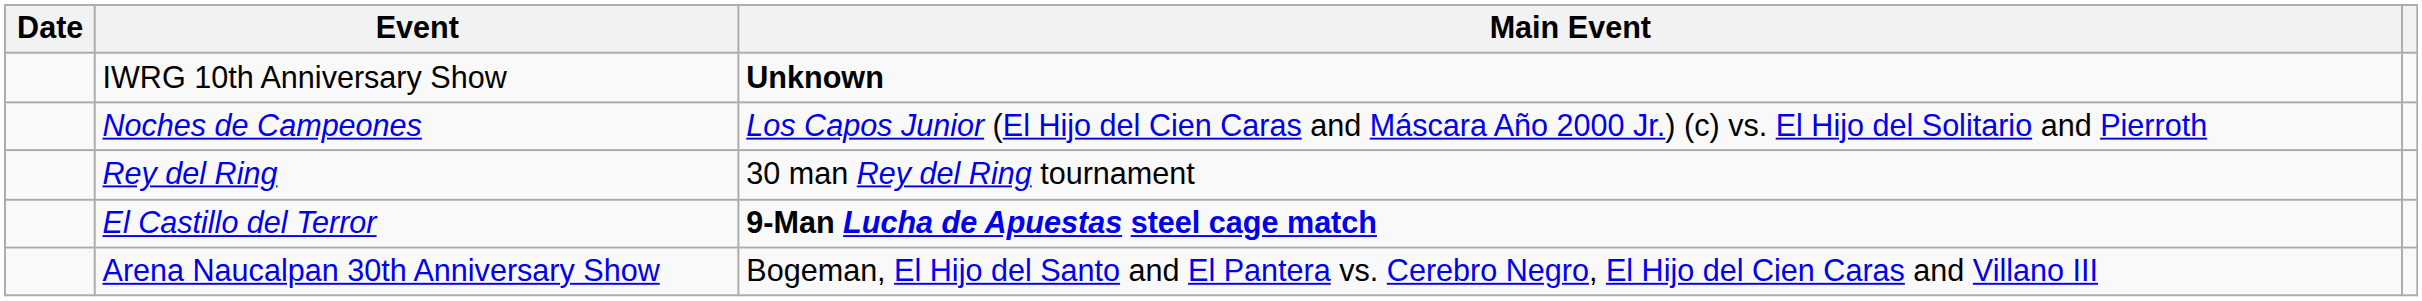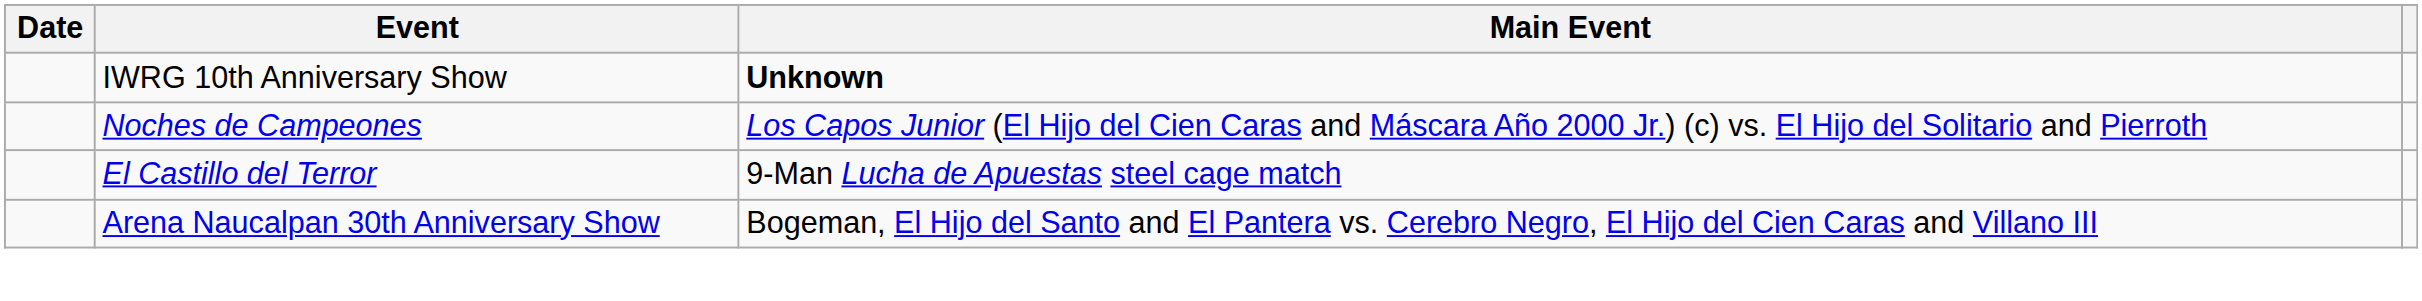- row: (190, 174)
(1062, 222) bold -> (1044, 174) normal
